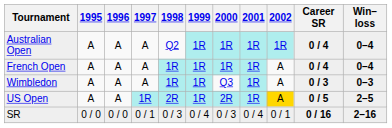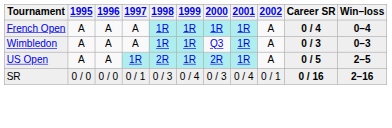- row: (29, 45)
(280, 99) gold background -> (271, 60) no background
